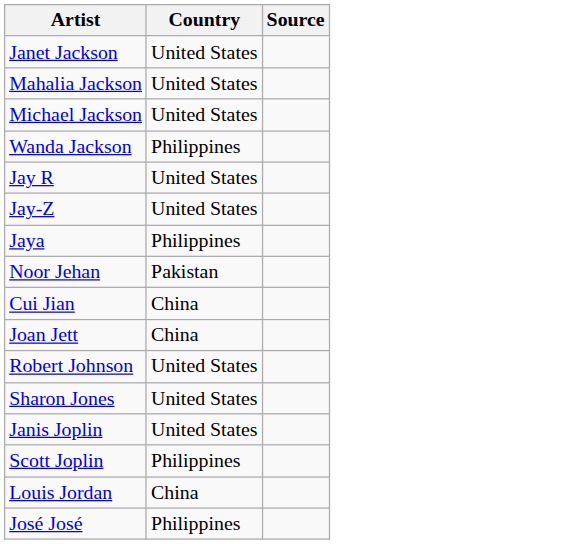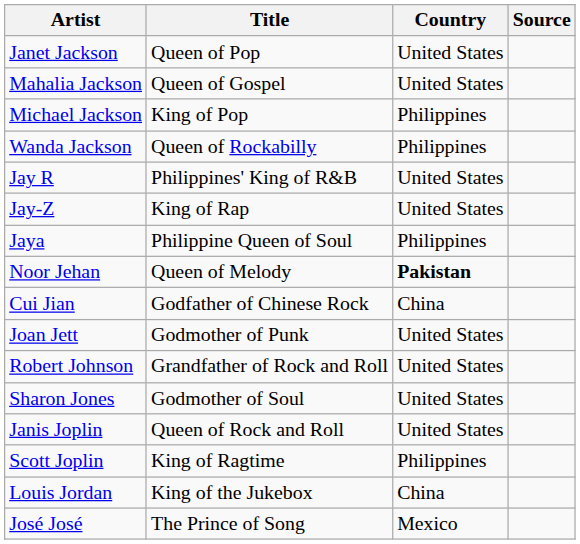+ column: (270, 20)
(204, 114) United States -> (442, 114) Philippines
(185, 271) normal -> (434, 271) bold
(175, 334) China -> (450, 334) United States
(196, 523) Philippines -> (427, 523) Mexico
